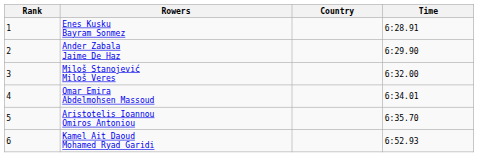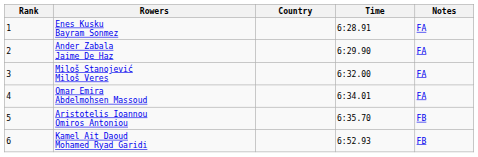+ column: (444, 11)
